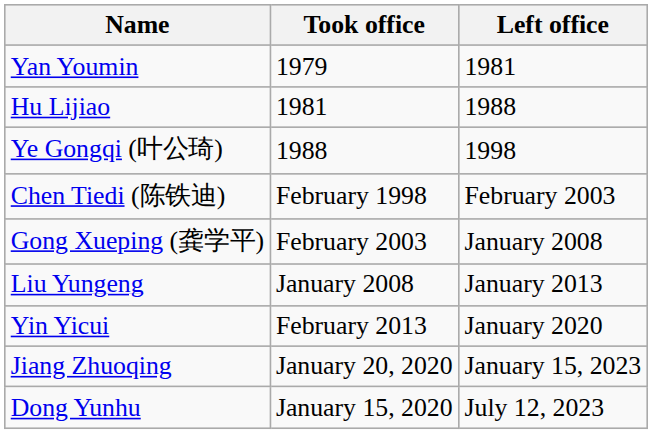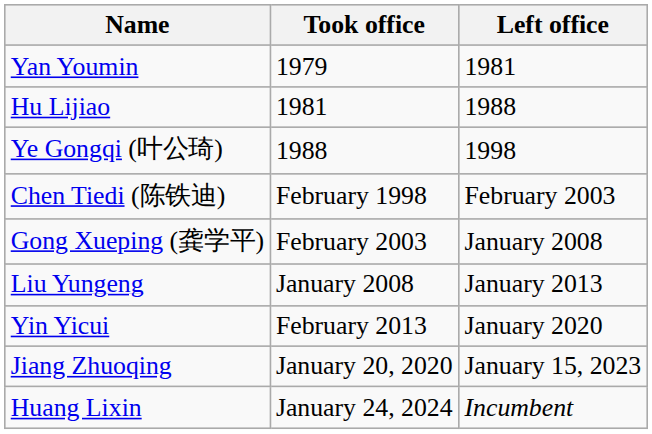- row: (76, 407)
+ row: (76, 407)
